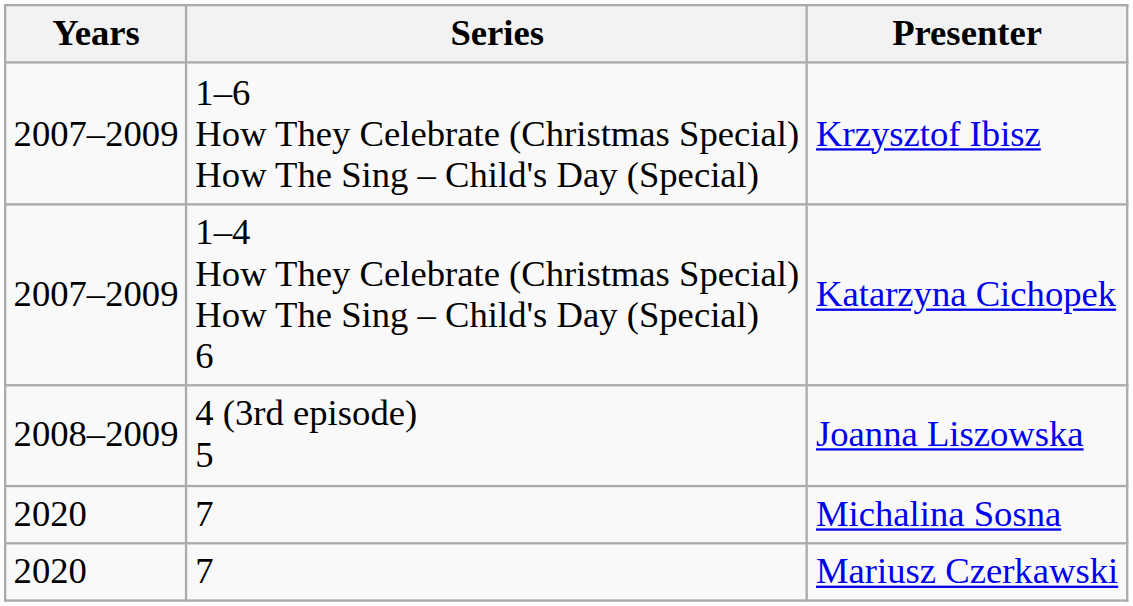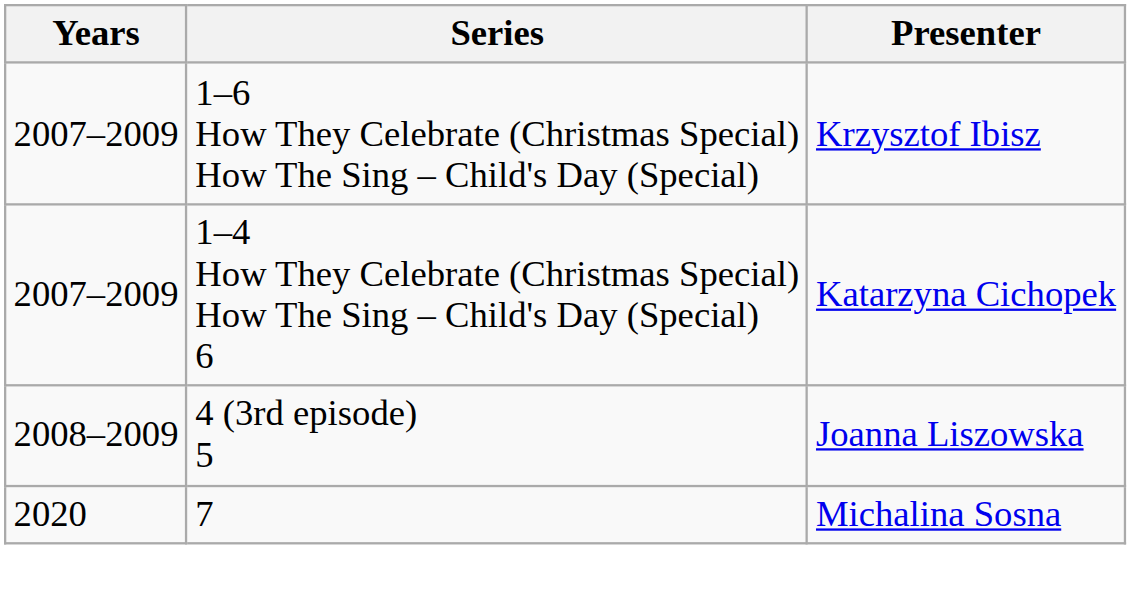- row: (967, 571)
